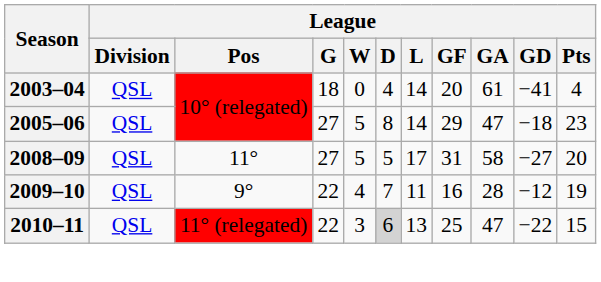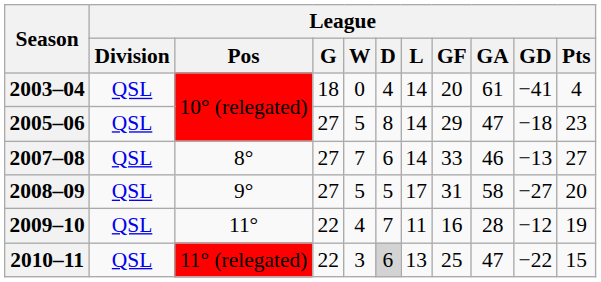+ row: (47, 157)
(244, 157) 11° -> (244, 191) 9°
(244, 191) 9° -> (244, 225) 11°
